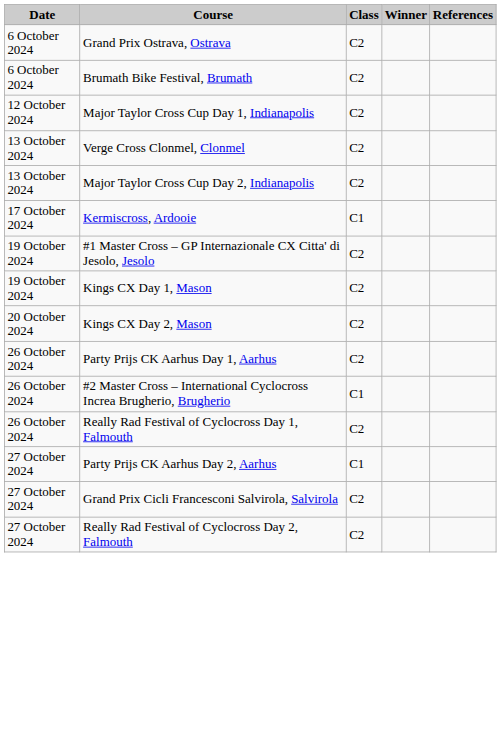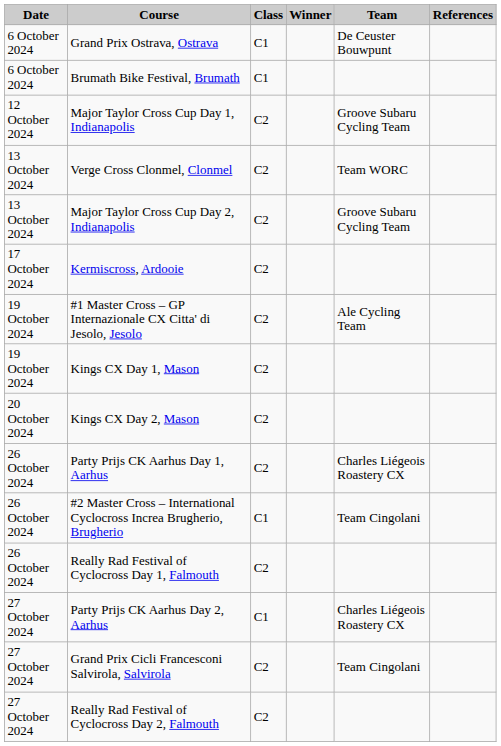+ column: (382, 14)
(357, 42) C2 -> (261, 42) C1
(357, 77) C2 -> (261, 77) C1
(357, 218) C1 -> (261, 269) C2
